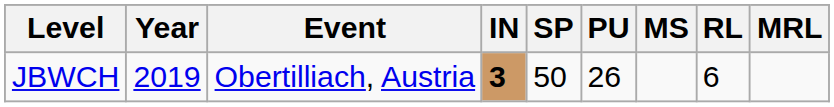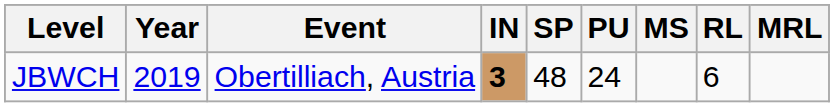(550, 76) 50 -> (550, 76) 48
(604, 76) 26 -> (604, 76) 24
